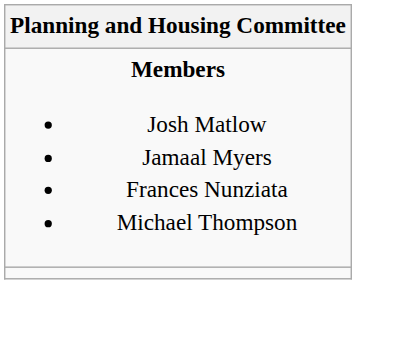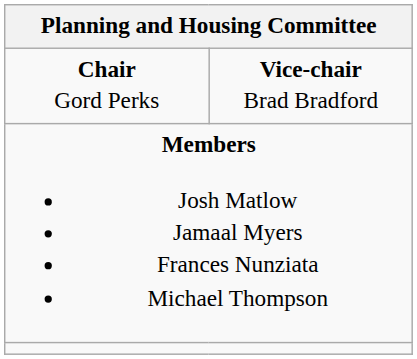+ row: (107, 85)
